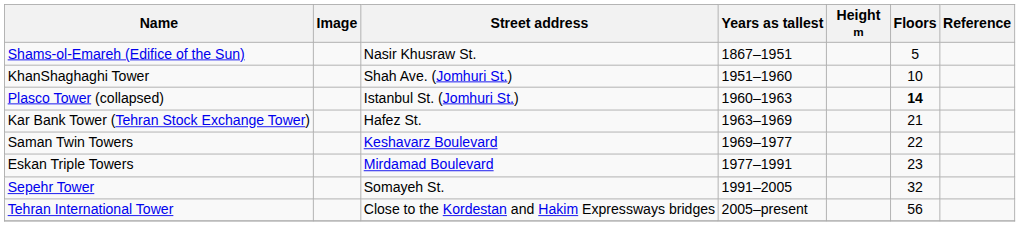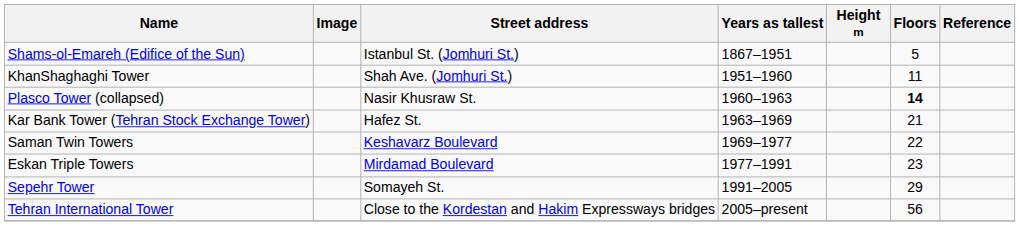(420, 53) Nasir Khusraw St. -> (441, 53) Istanbul St. (Jomhuri St.)
(915, 76) 10 -> (915, 76) 11
(441, 98) Istanbul St. (Jomhuri St.) -> (420, 98) Nasir Khusraw St.
(915, 187) 32 -> (915, 187) 29
